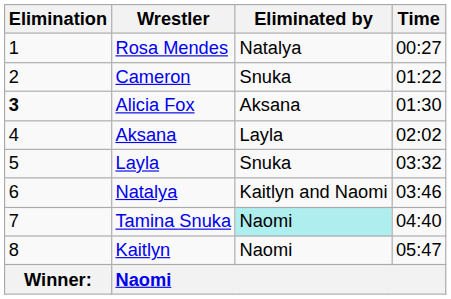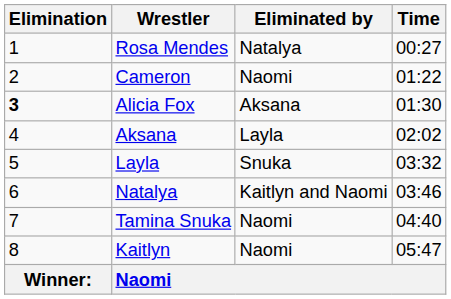(265, 76) Snuka -> (266, 76) Naomi
(266, 221) paleturquoise background -> (266, 221) no background
